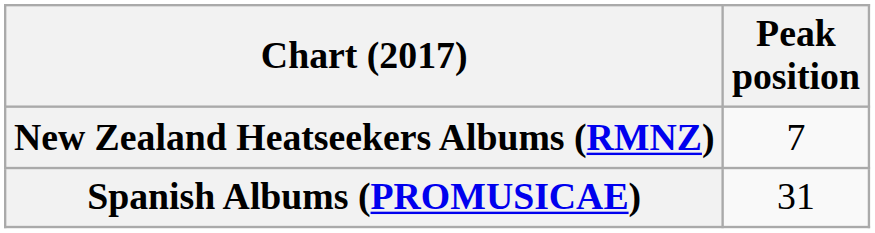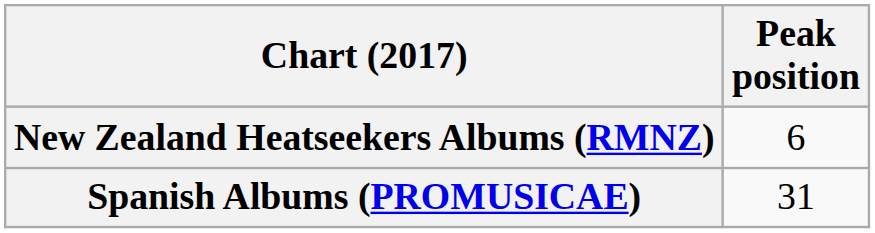(796, 136) 7 -> (796, 136) 6
